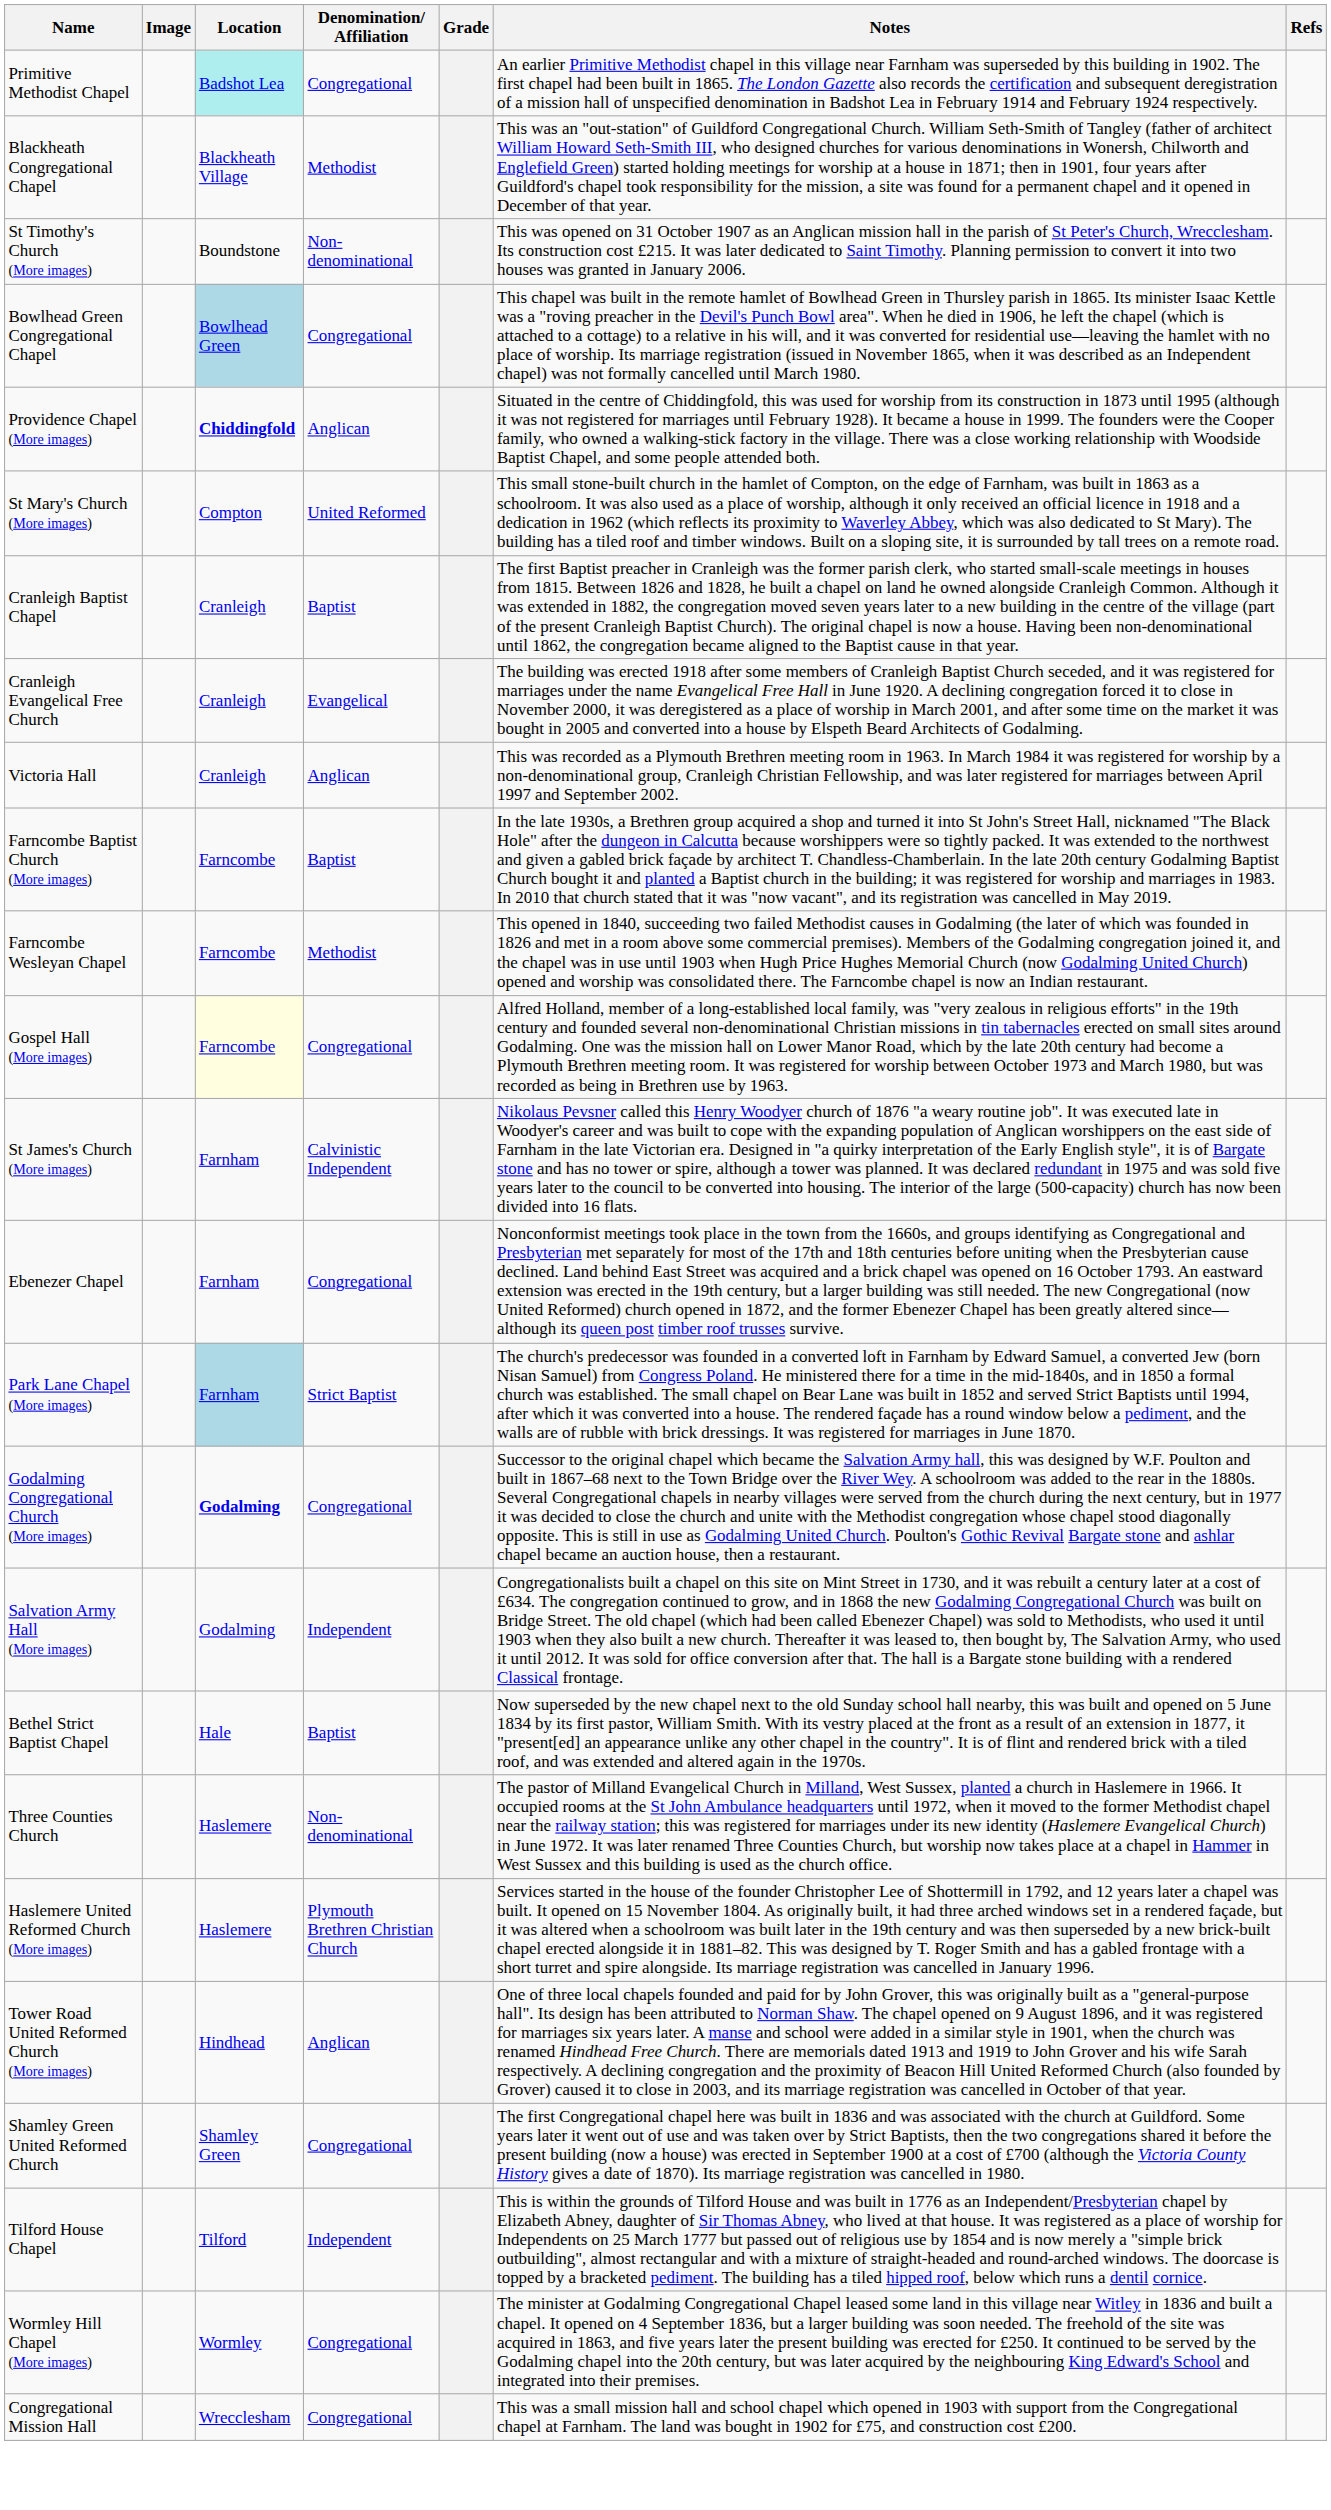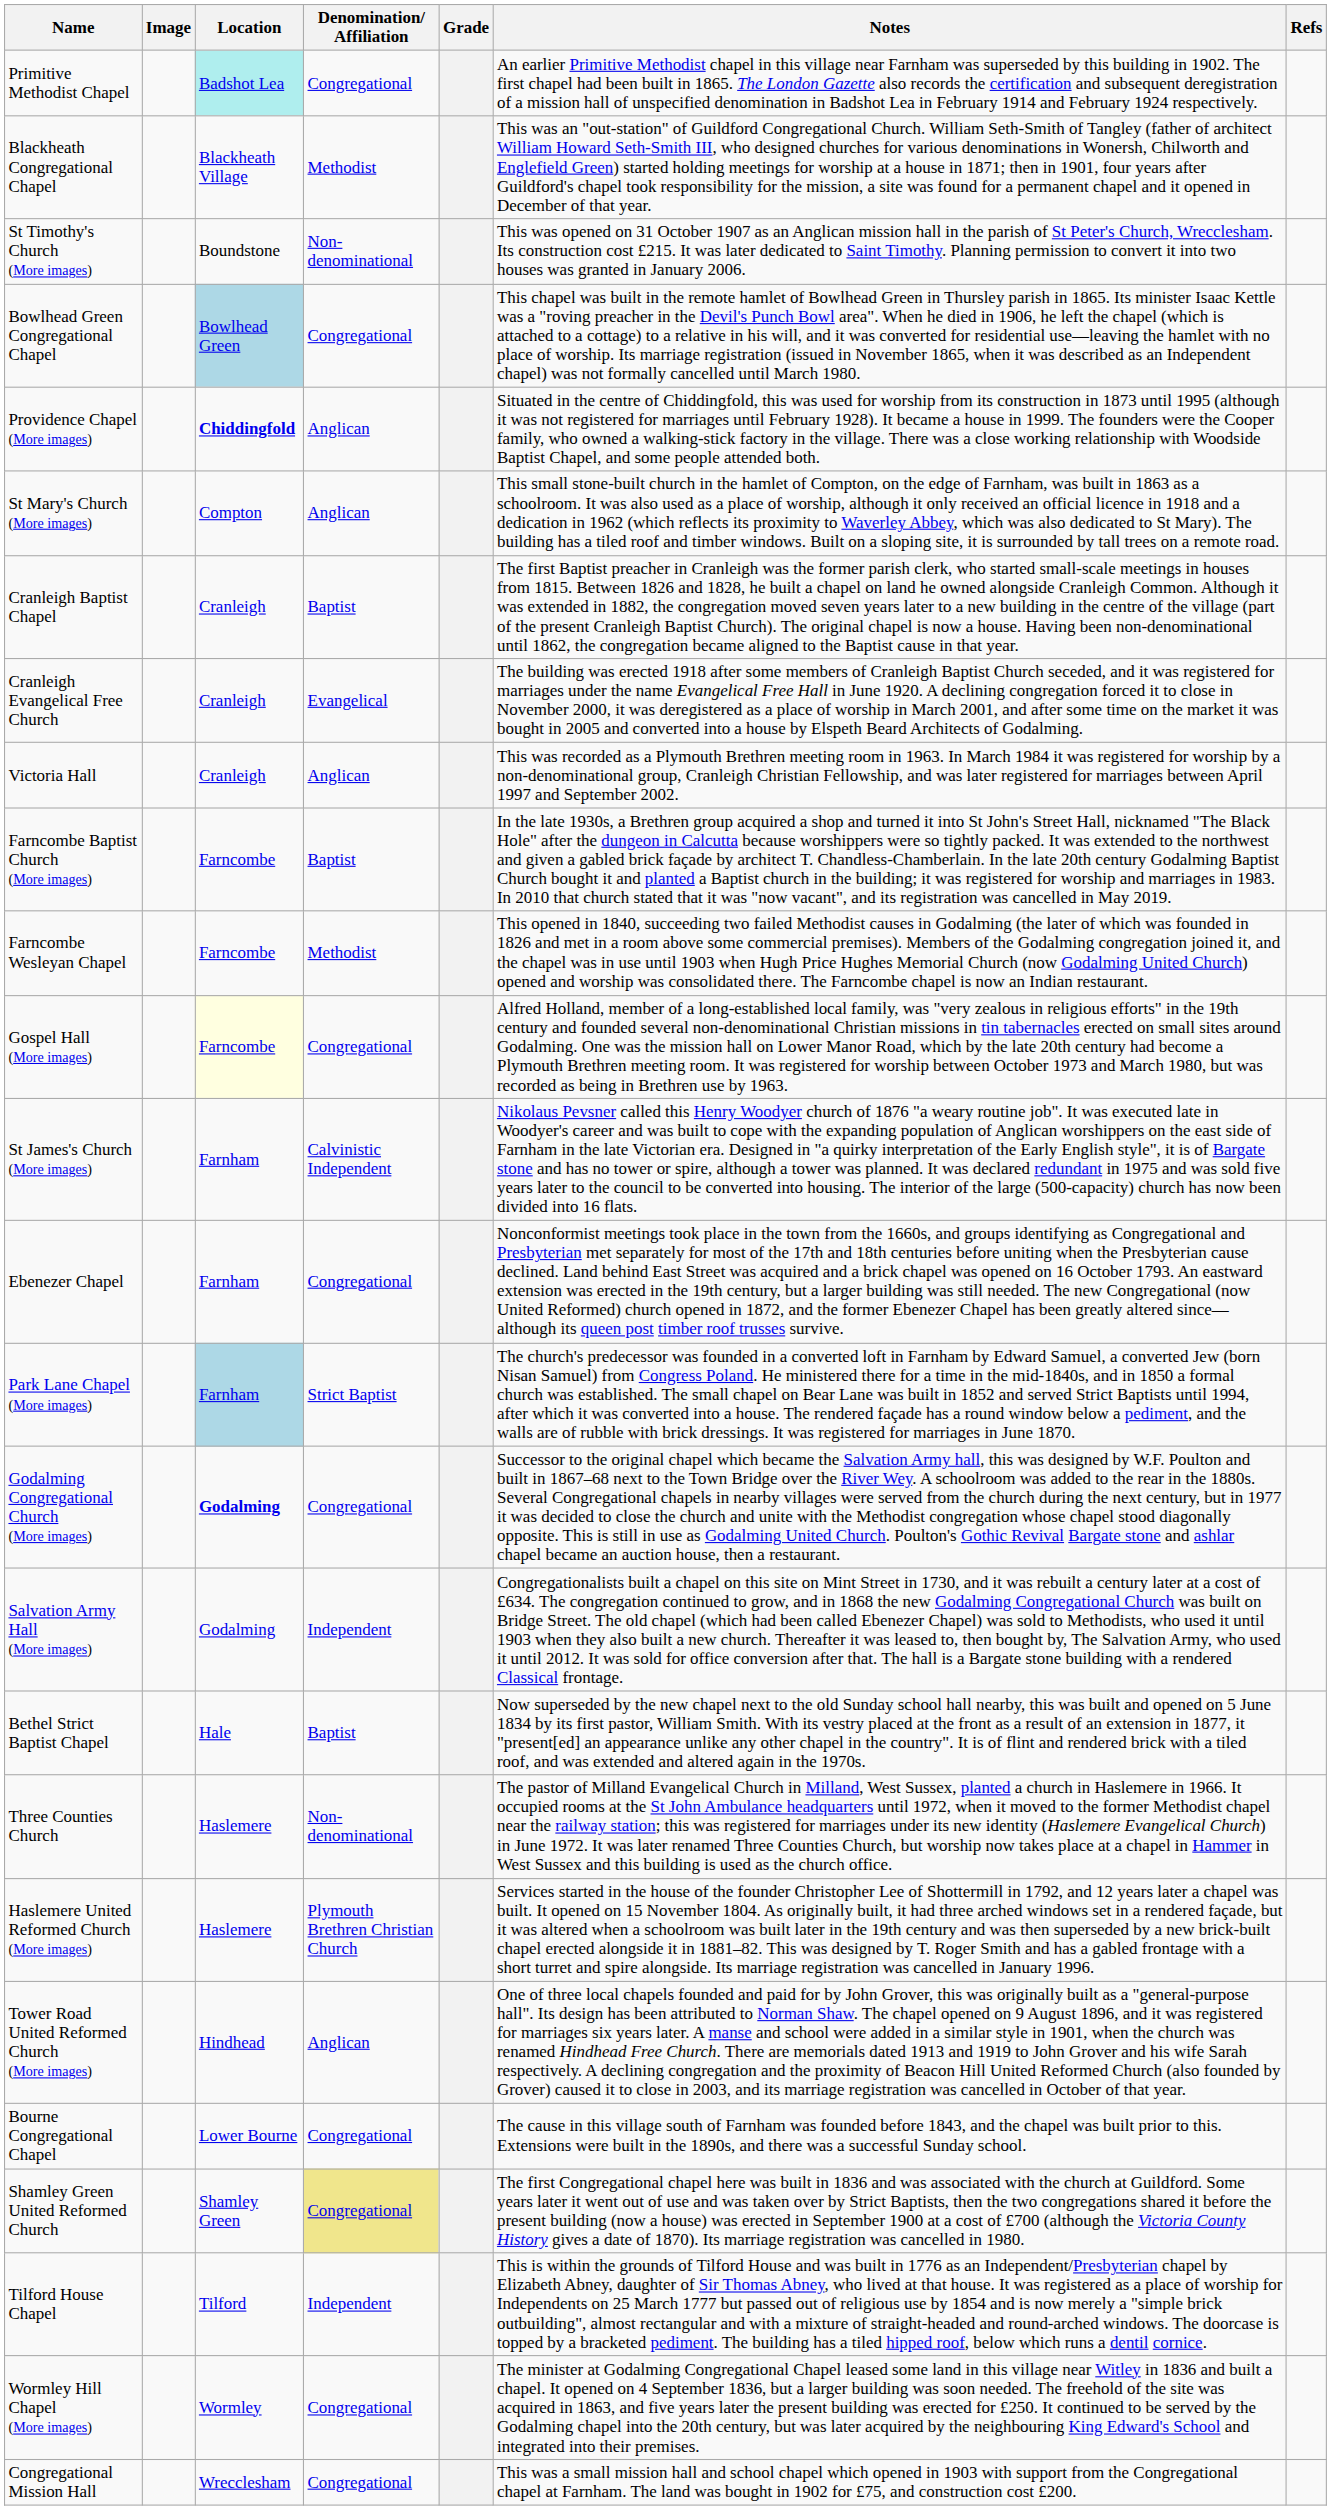(367, 513) United Reformed -> (339, 513) Anglican
+ row: (61, 2136)
(360, 2145) no background -> (360, 2210) khaki background
